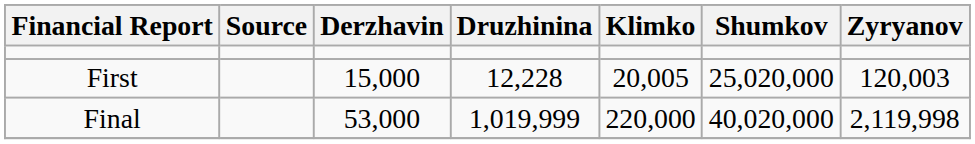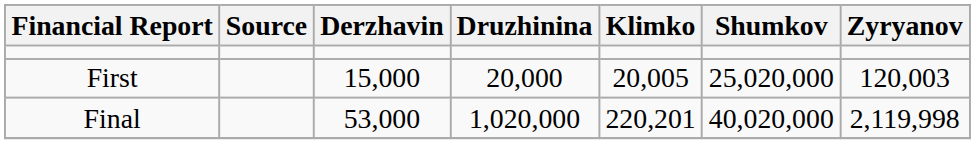(525, 78) 12,228 -> (525, 78) 20,000
(525, 119) 1,019,999 -> (525, 119) 1,020,000
(651, 119) 220,000 -> (651, 119) 220,201
